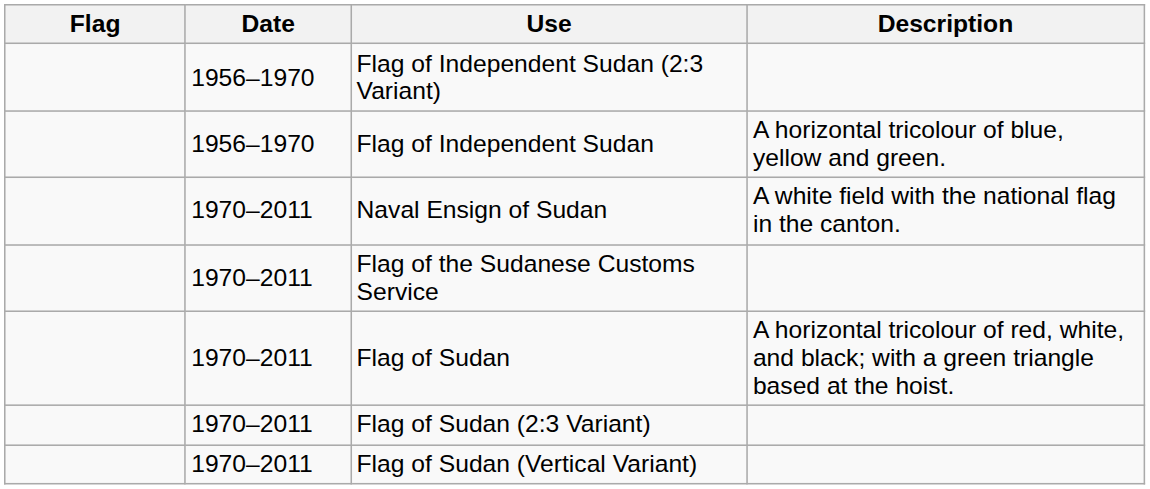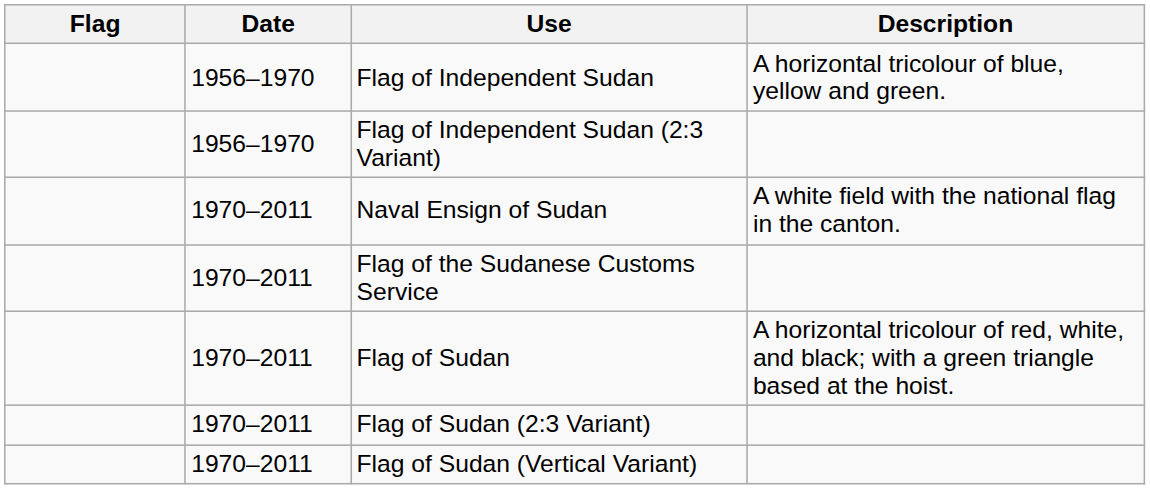rows swapped: (505, 143) <-> (530, 76)
